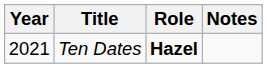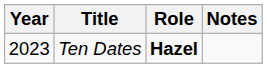(29, 48) 2021 -> (29, 48) 2023
